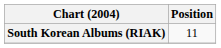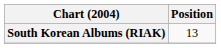(192, 33) 11 -> (192, 33) 13
